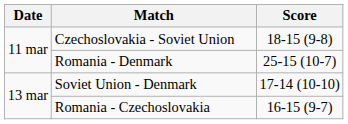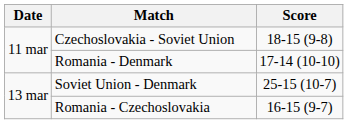(300, 61) 25-15 (10-7) -> (300, 61) 17-14 (10-10)
(300, 84) 17-14 (10-10) -> (300, 84) 25-15 (10-7)
